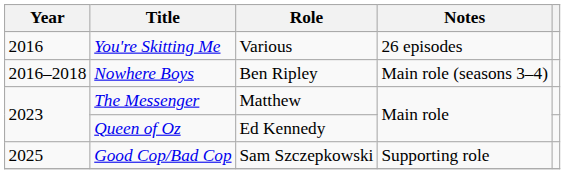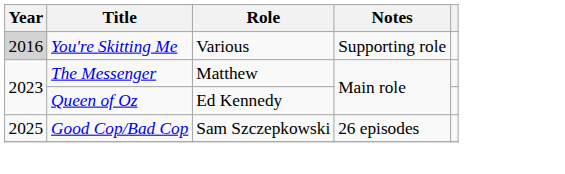(26, 45) no background -> (26, 45) lightgrey background
(422, 45) 26 episodes -> (392, 45) Supporting role
- row: (144, 73)
(435, 155) Supporting role -> (379, 127) 26 episodes
